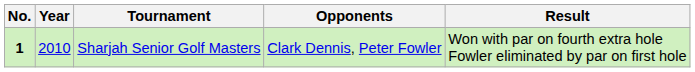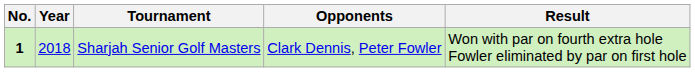(54, 47) 2010 -> (54, 47) 2018
